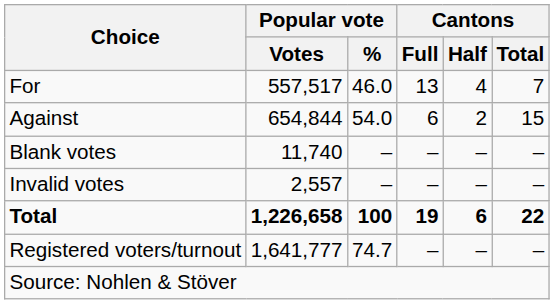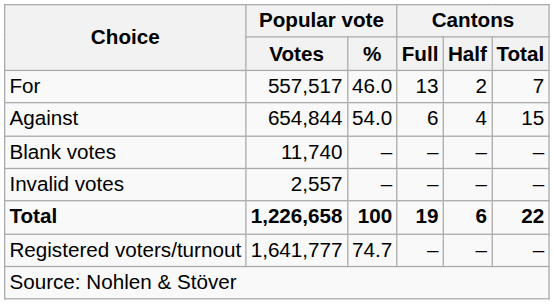(481, 86) 4 -> (481, 86) 2
(481, 119) 2 -> (481, 119) 4
